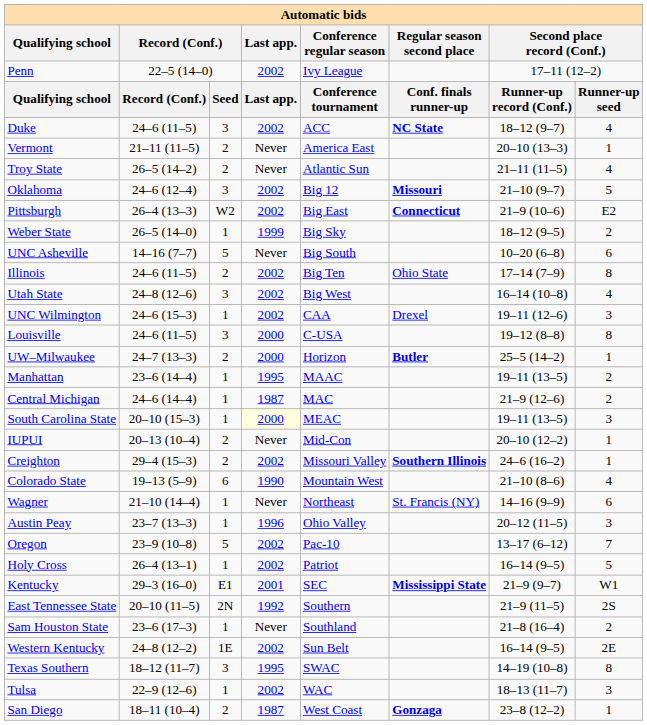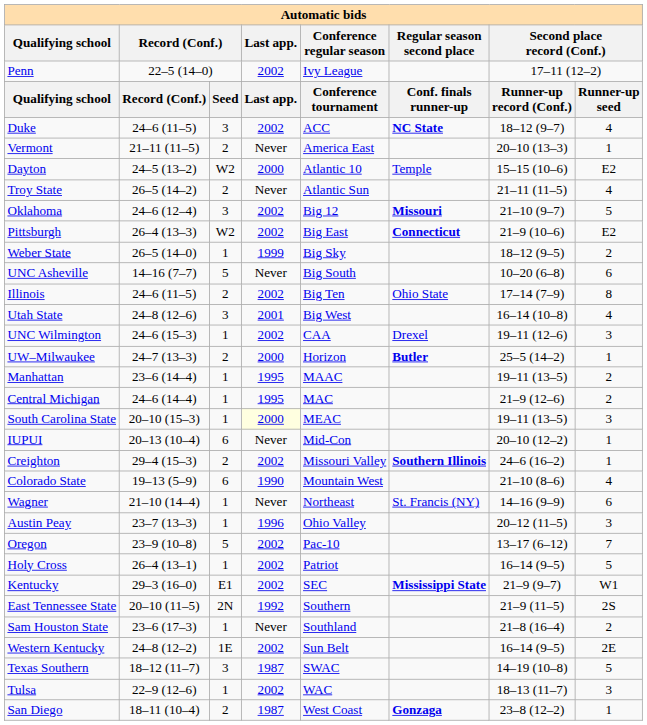+ row: (27, 169)
(271, 294) 2002 -> (271, 314) 2001
- row: (34, 335)
(271, 398) 1987 -> (271, 398) 1995
(225, 439) 2 -> (225, 439) 6
(271, 585) 2001 -> (271, 585) 2002
(271, 668) 1995 -> (271, 668) 1987
(609, 668) 8 -> (609, 668) 5
